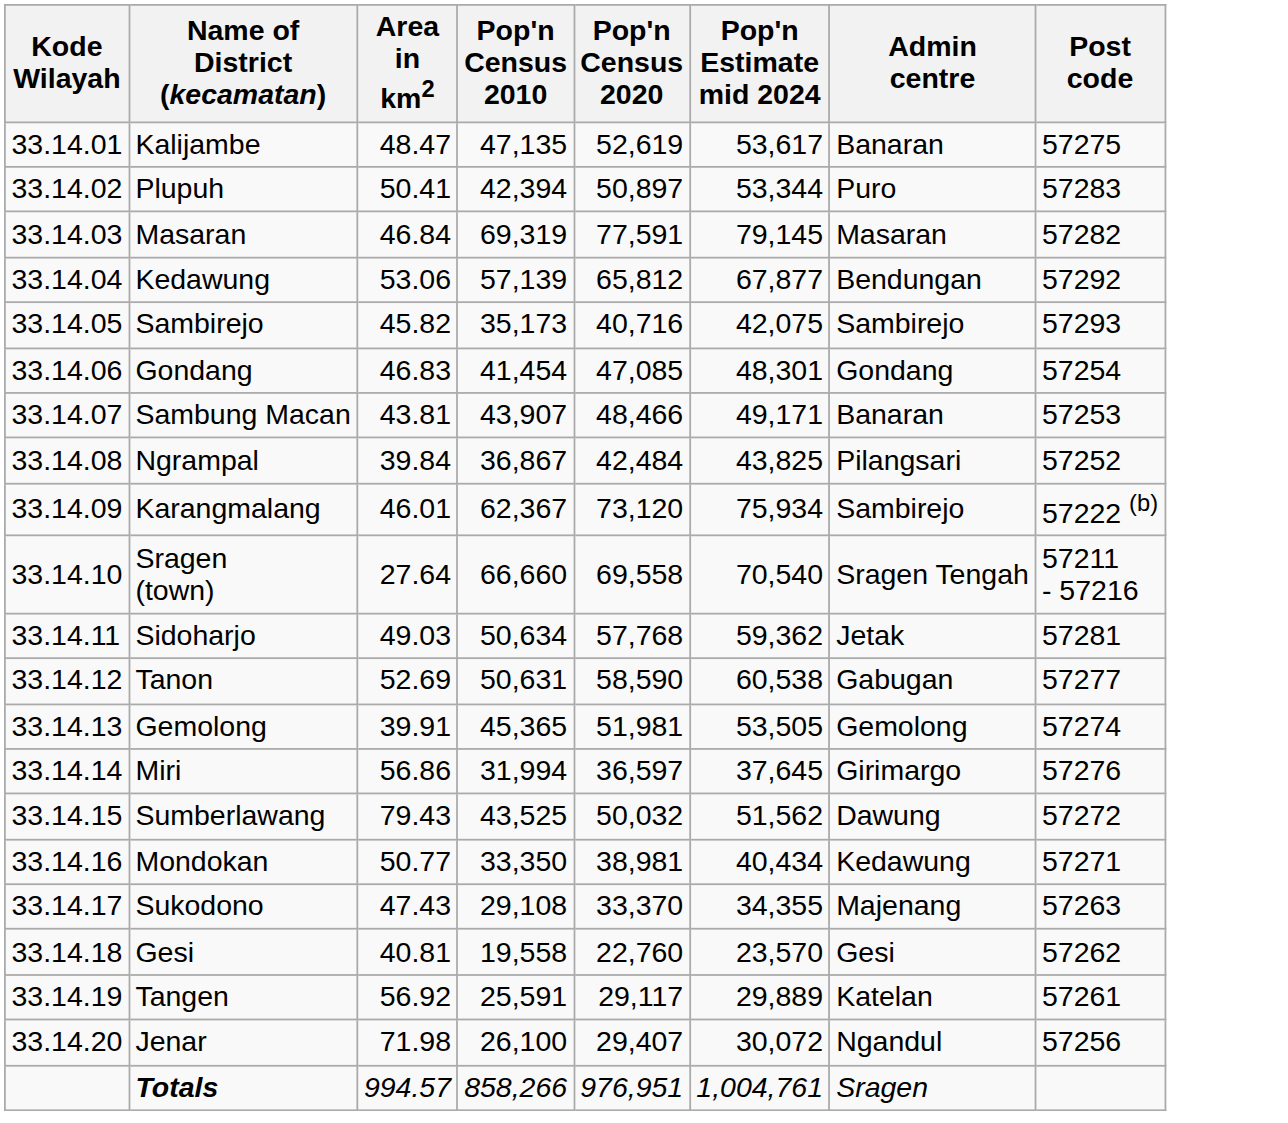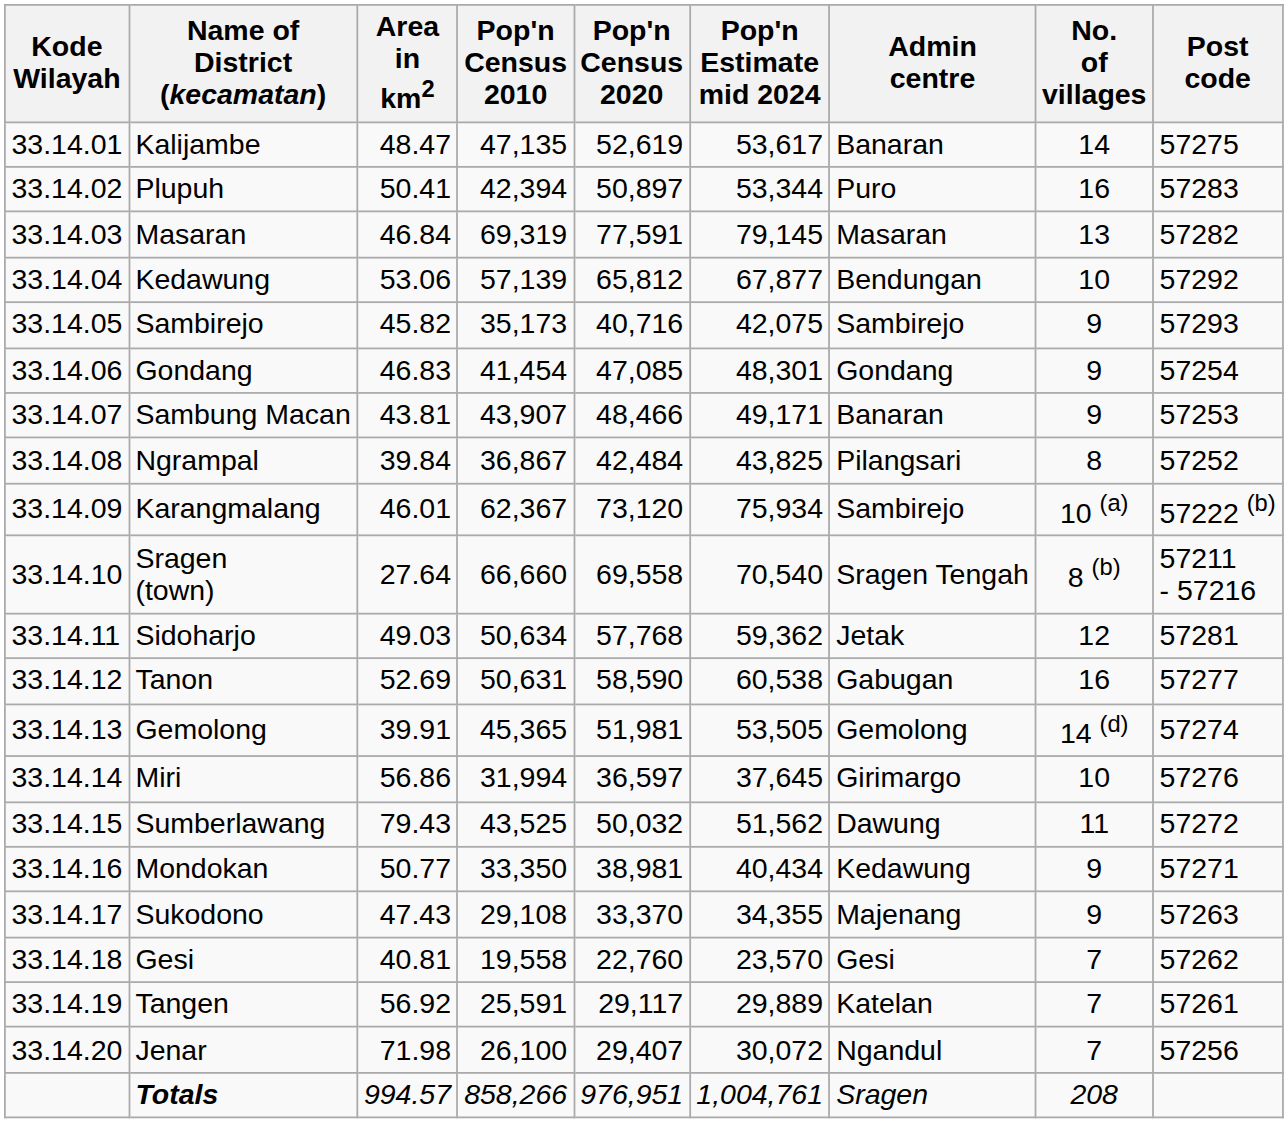+ column: (1094, 62)
